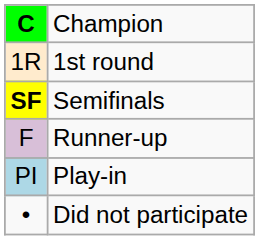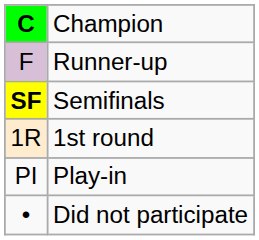rows swapped: (110, 138) <-> (103, 62)
(26, 176) lightblue background -> (26, 176) no background
